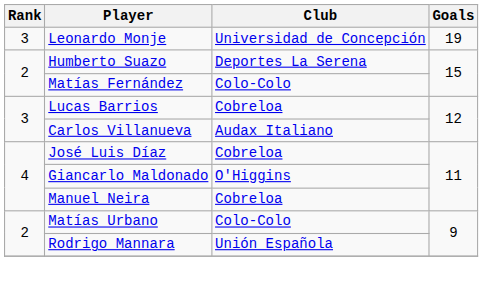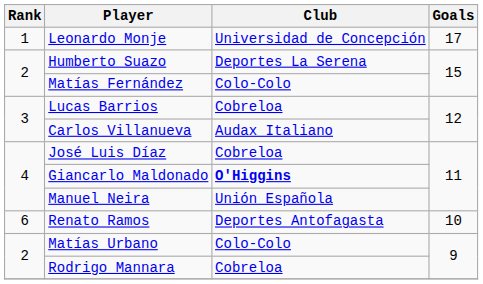(25, 39) 3 -> (25, 39) 1
(453, 39) 19 -> (453, 39) 17
(253, 176) normal -> (253, 176) bold
(249, 199) Cobreloa -> (274, 199) Unión Española
+ row: (99, 222)
(274, 245) Unión Española -> (249, 268) Cobreloa
